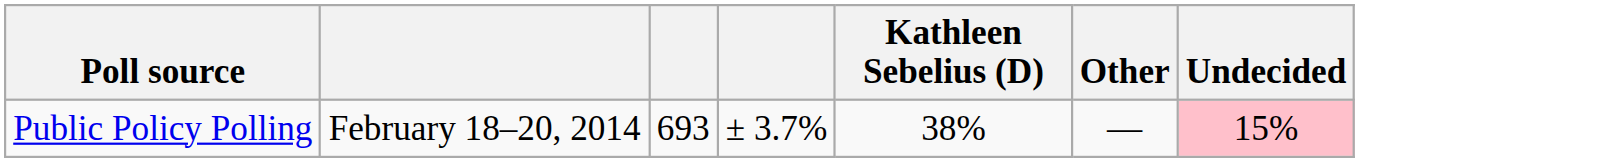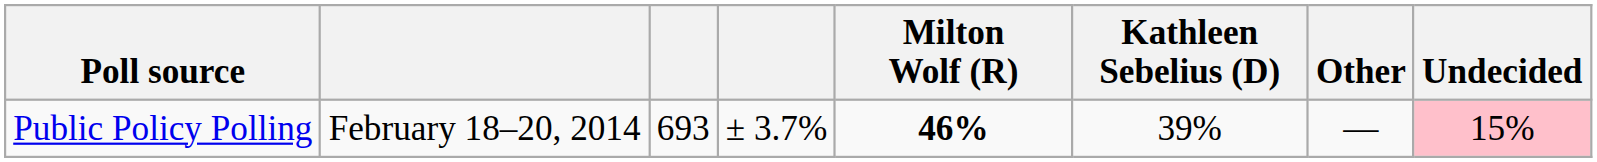+ column: (953, 52)
(953, 127) 38% -> (1190, 127) 39%
